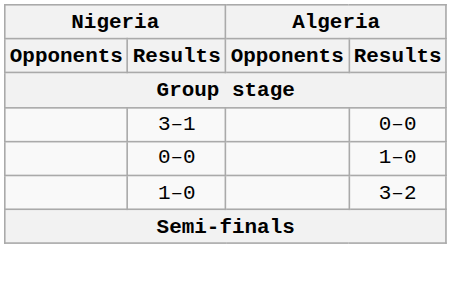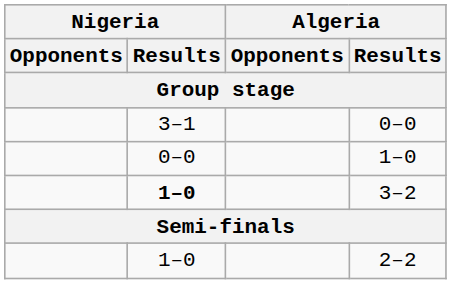(177, 192) normal -> (177, 192) bold
+ row: (398, 261)
